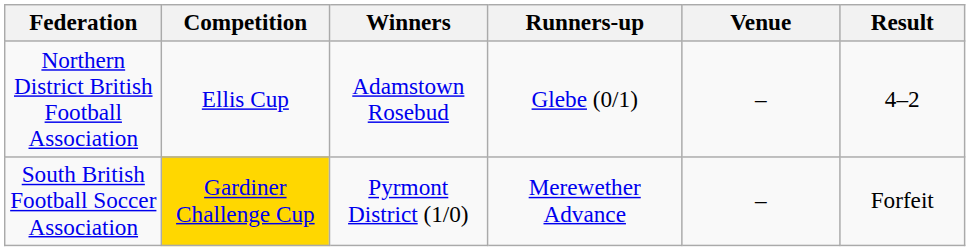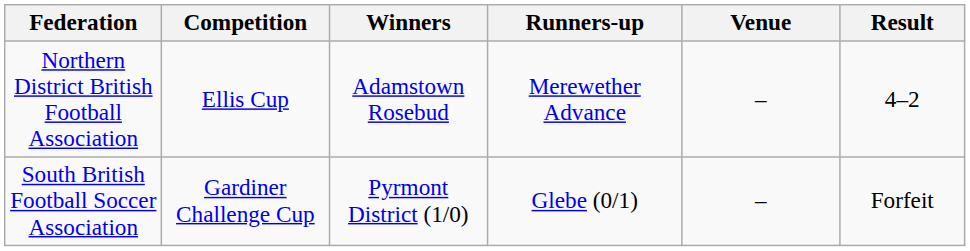(585, 98) Glebe (0/1) -> (585, 98) Merewether Advance
(245, 200) gold background -> (245, 200) no background
(585, 200) Merewether Advance -> (585, 200) Glebe (0/1)
